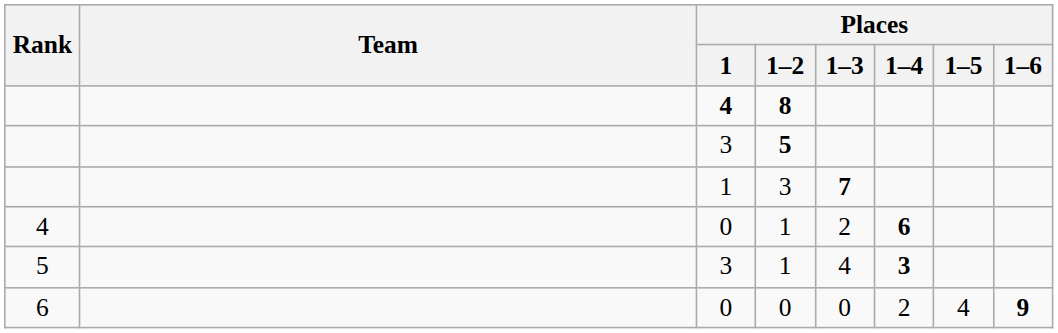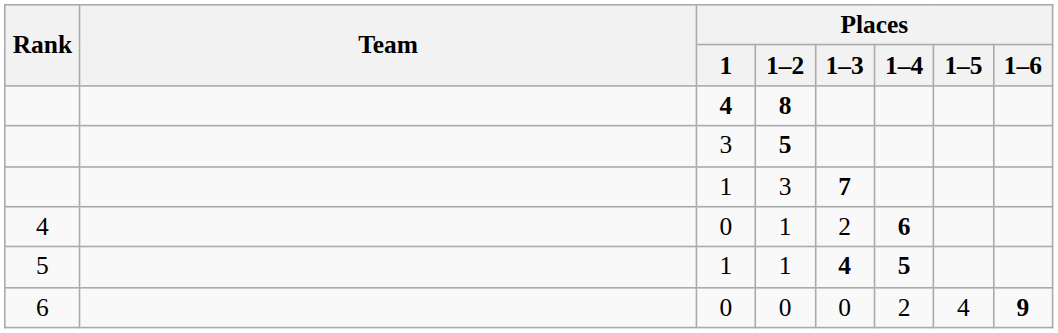(726, 266) 3 -> (726, 266) 1
(845, 266) normal -> (845, 266) bold
(904, 266) 3 -> (904, 266) 5
